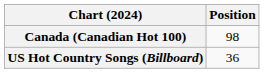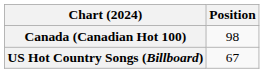(233, 57) 36 -> (233, 57) 67
